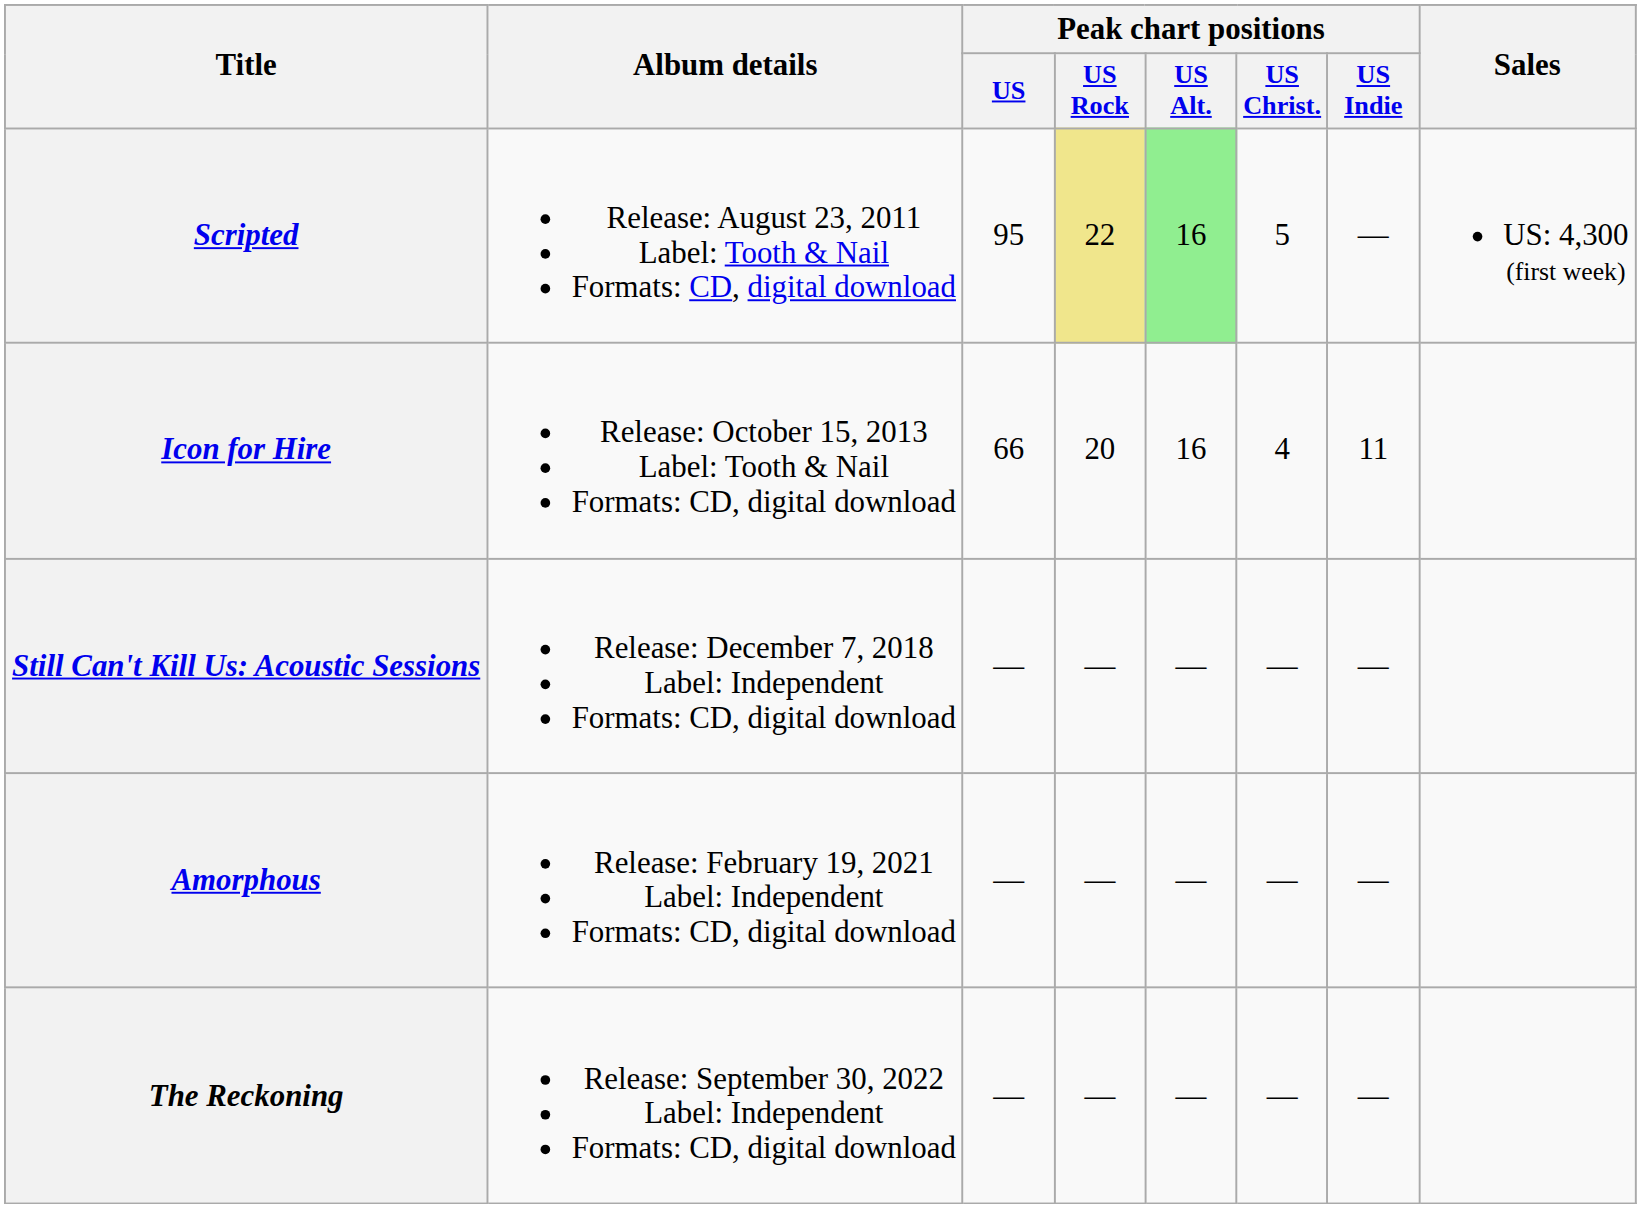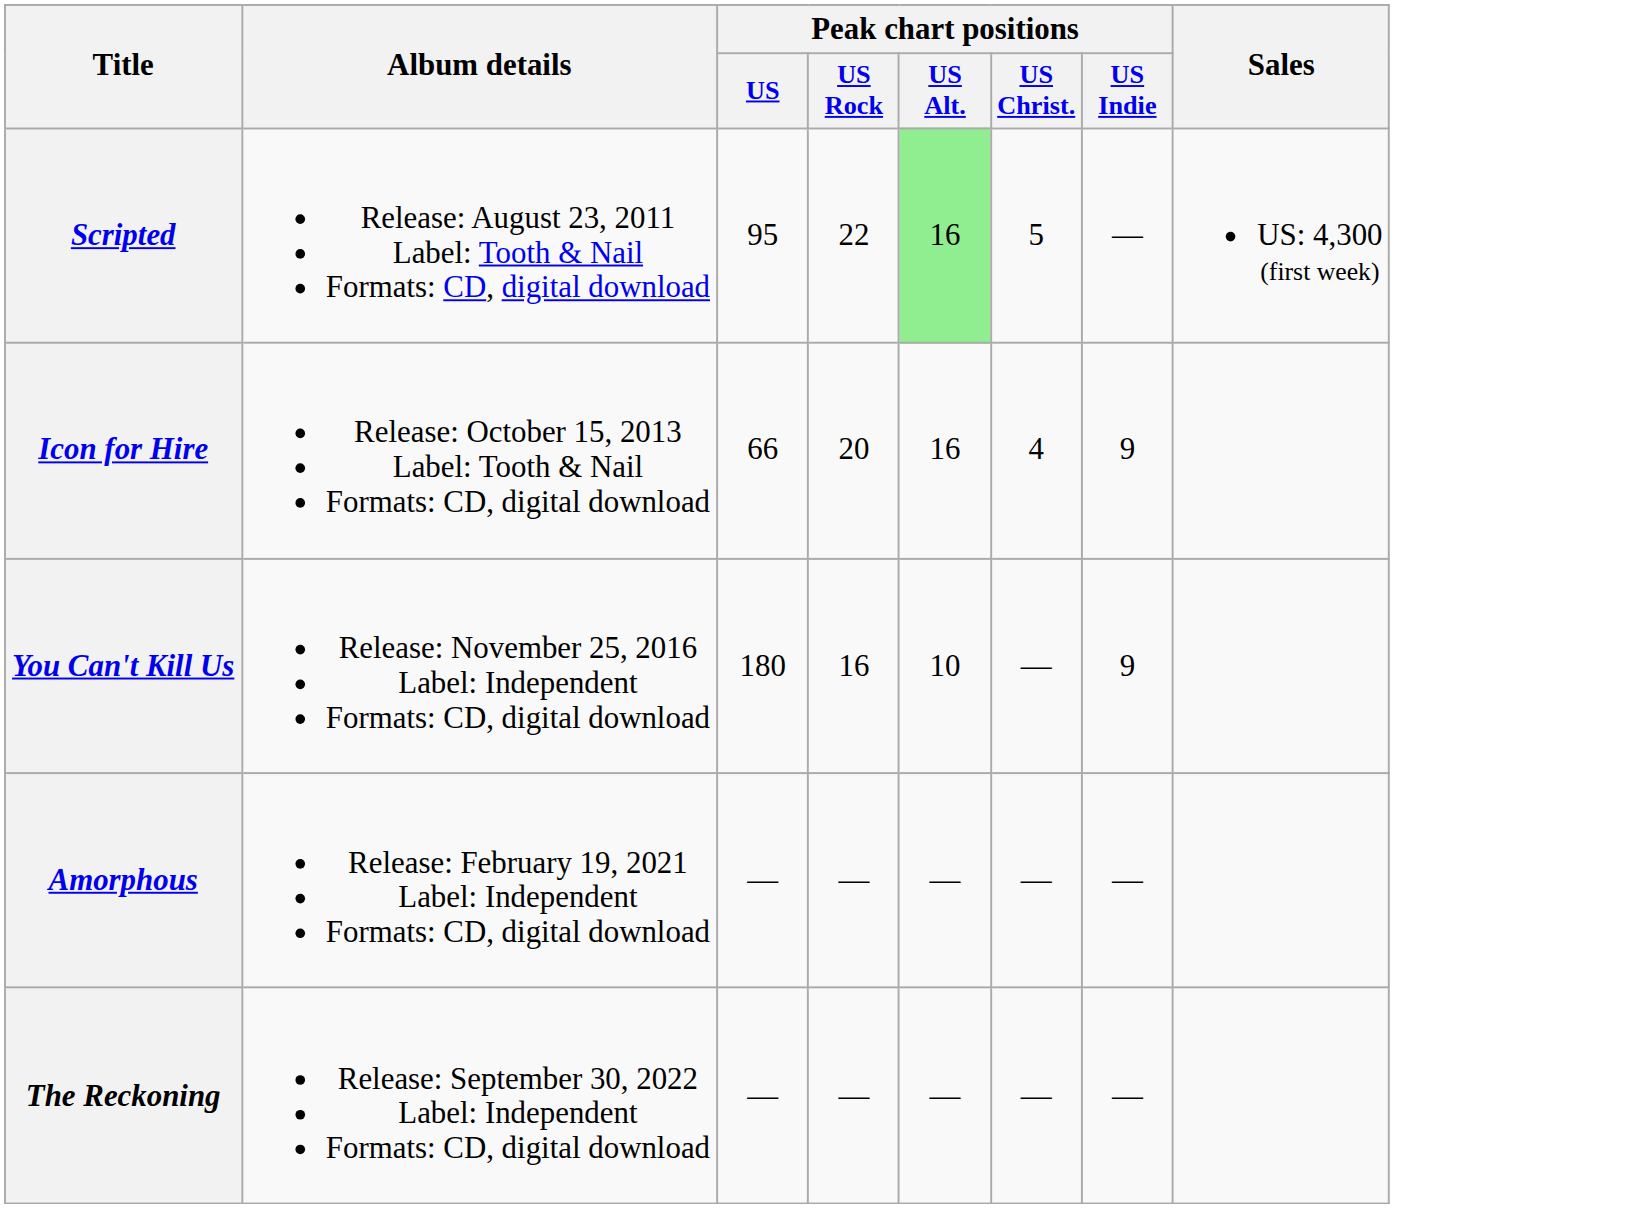(1100, 235) khaki background -> (854, 235) no background
(1373, 450) 11 -> (1127, 450) 9
+ row: (123, 665)
- row: (246, 665)
